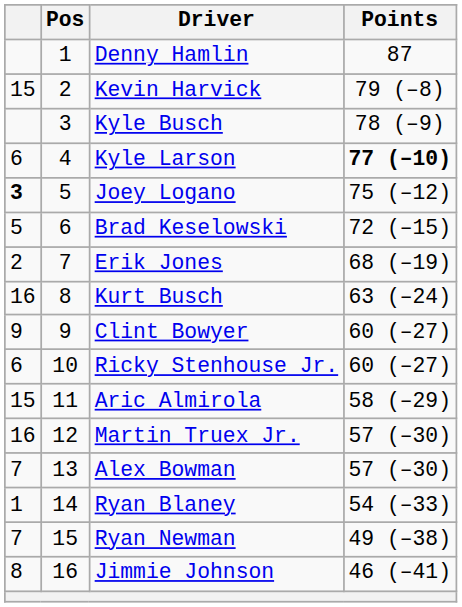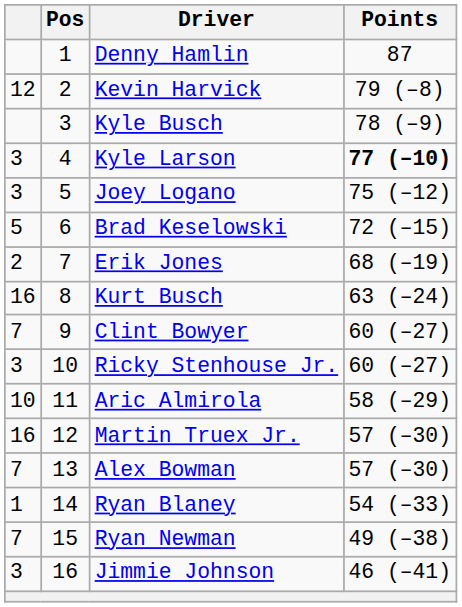(23, 91) 15 -> (23, 91) 12
(16, 160) 6 -> (16, 160) 3
(16, 195) bold -> (16, 195) normal
(16, 333) 9 -> (16, 333) 7
(16, 367) 6 -> (16, 367) 3
(23, 402) 15 -> (23, 402) 10
(16, 574) 8 -> (16, 574) 3
